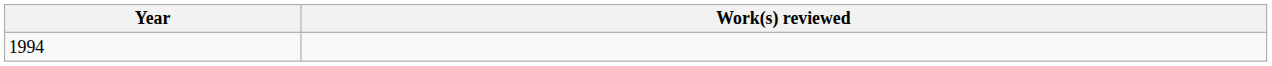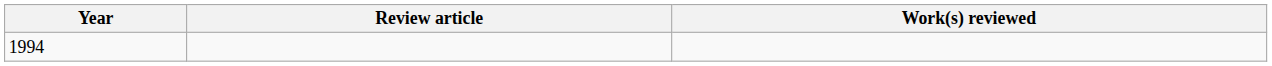+ column: (429, 18)
